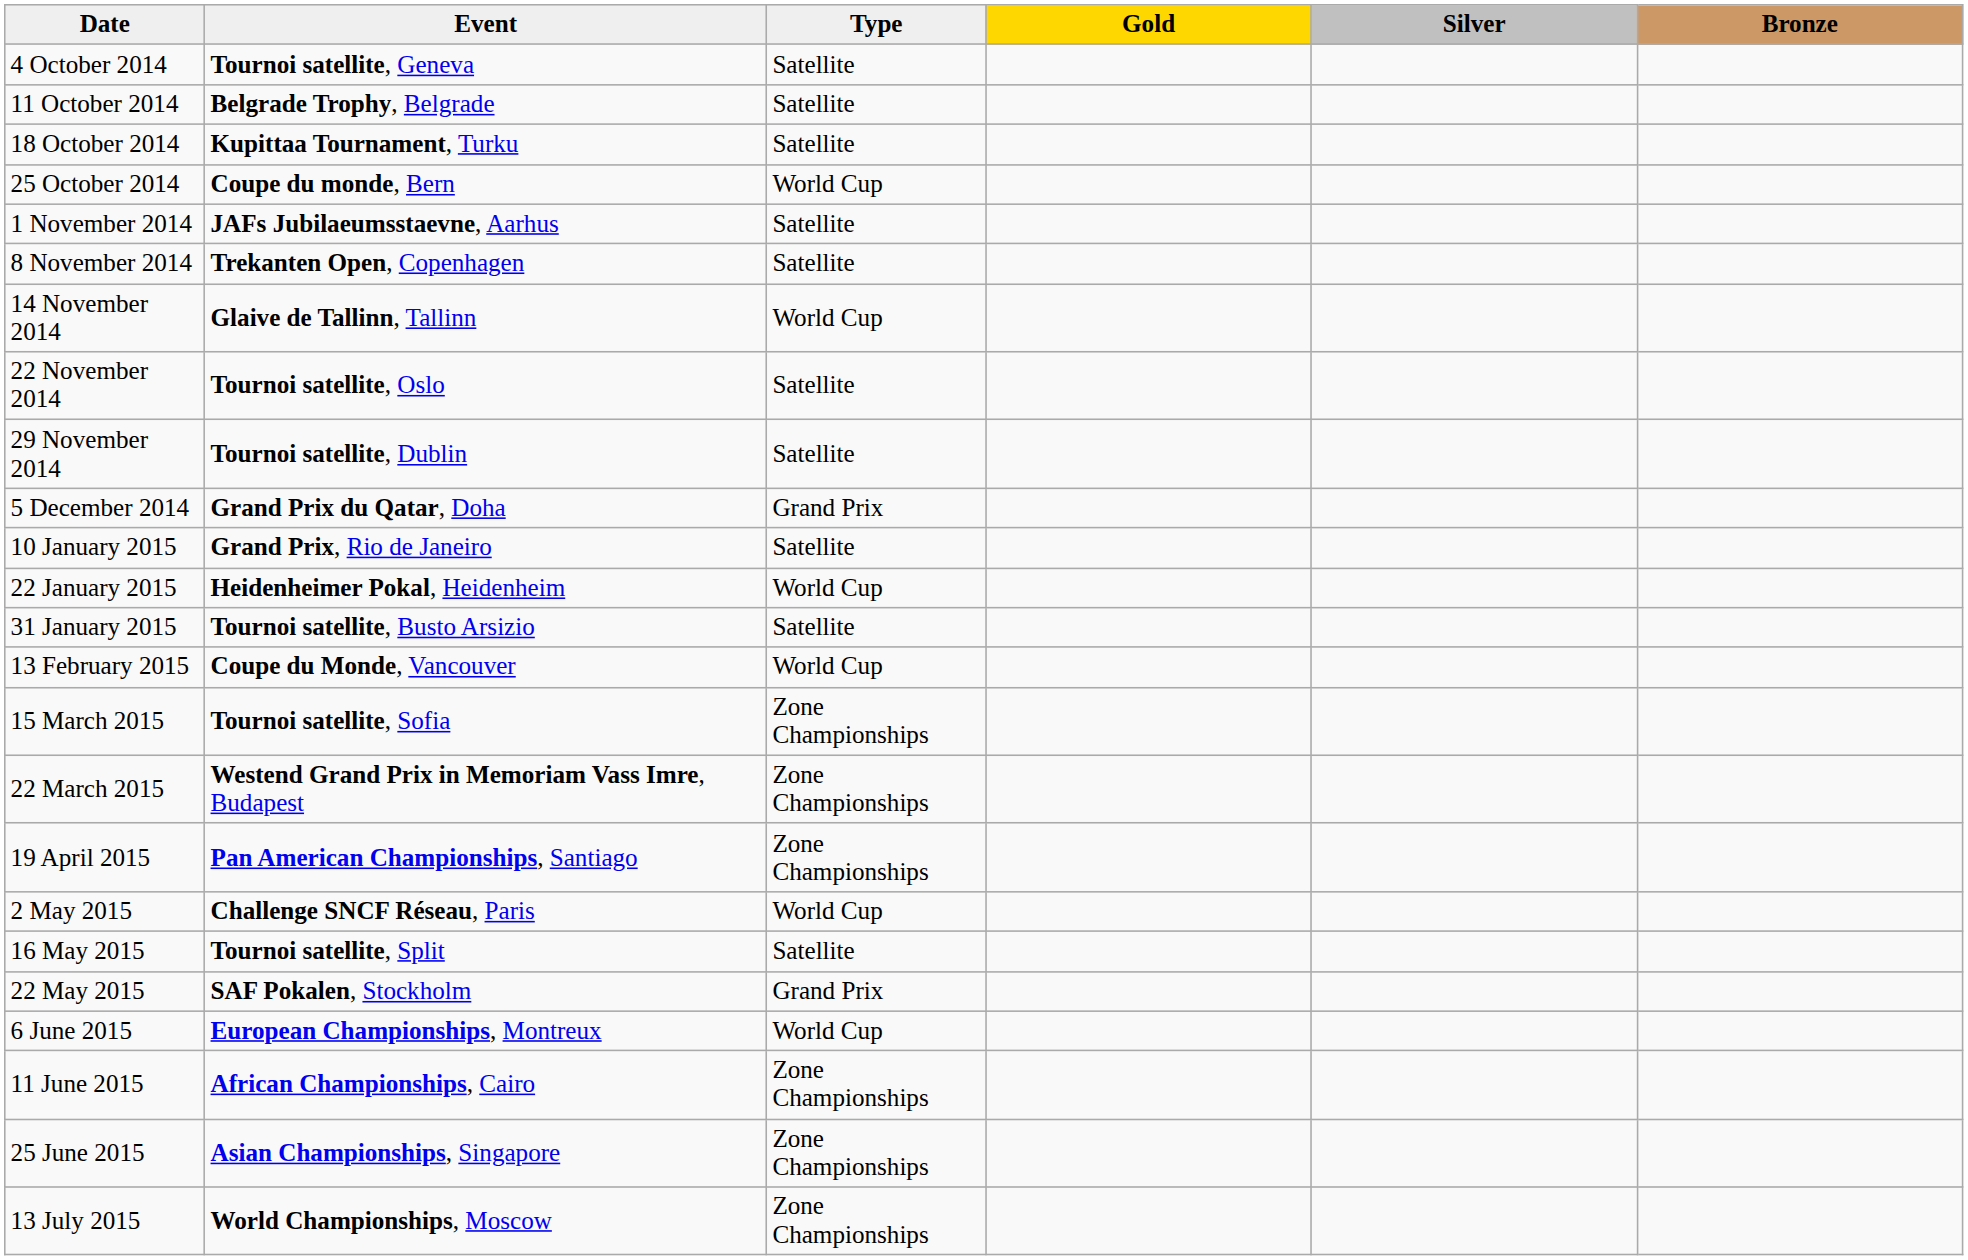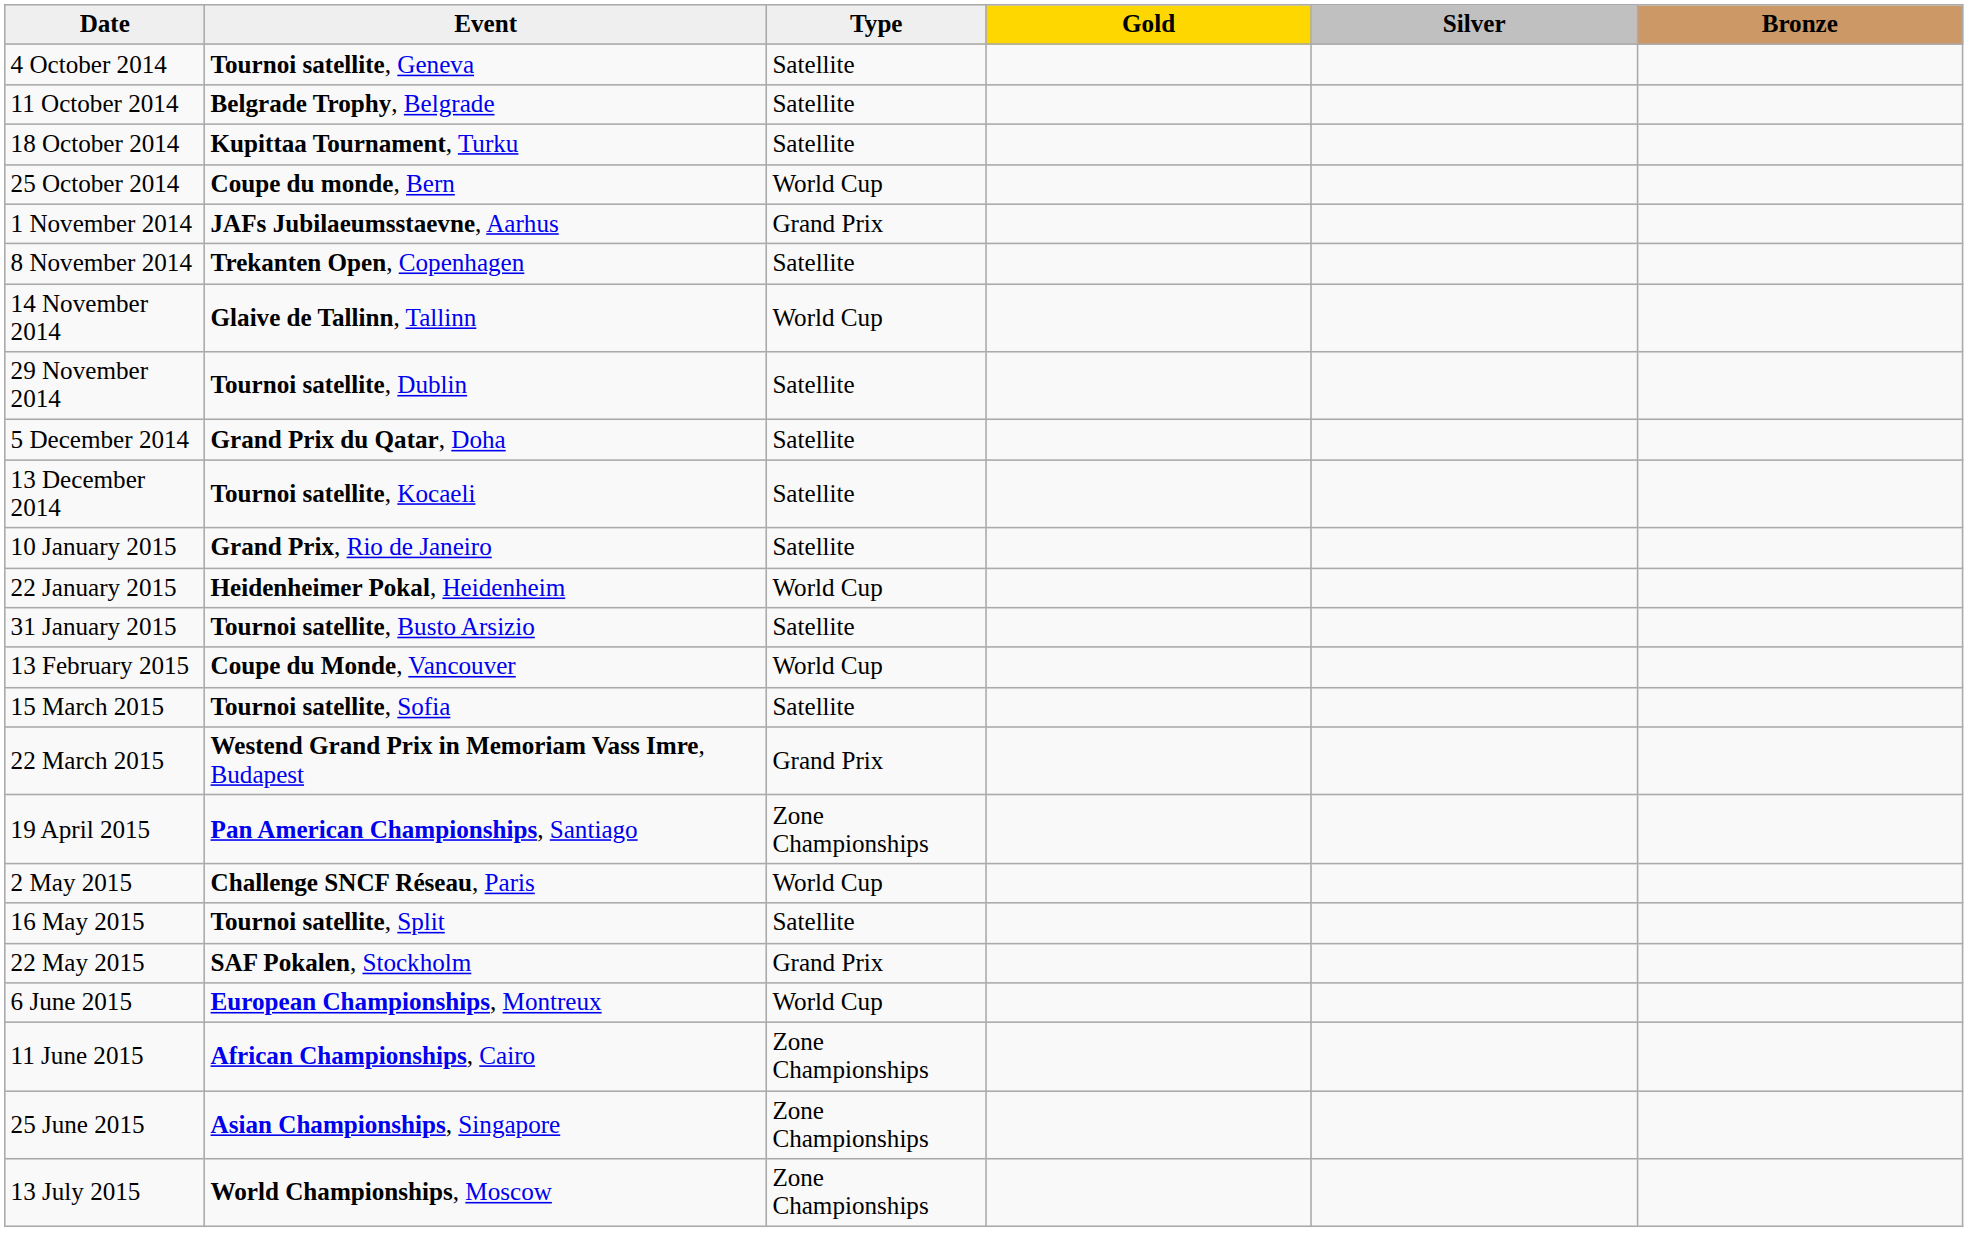(814, 223) Satellite -> (828, 223) Grand Prix
- row: (79, 385)
(828, 507) Grand Prix -> (814, 439) Satellite
+ row: (78, 493)
(851, 720) Zone Championships -> (814, 706) Satellite
(851, 789) Zone Championships -> (828, 760) Grand Prix
